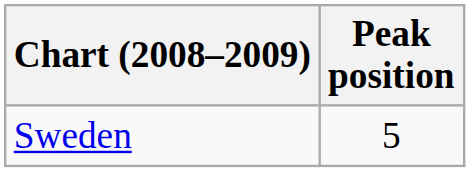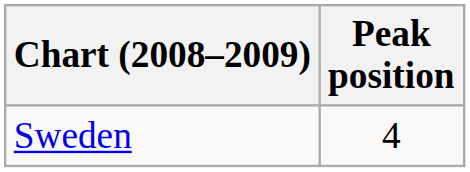(391, 135) 5 -> (391, 135) 4
